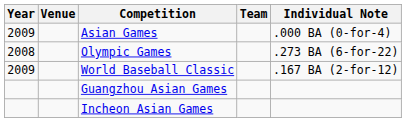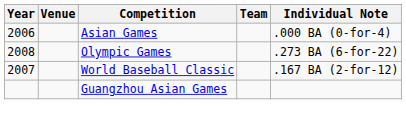(21, 33) 2009 -> (21, 33) 2006
(21, 70) 2009 -> (21, 70) 2007
- row: (147, 108)
